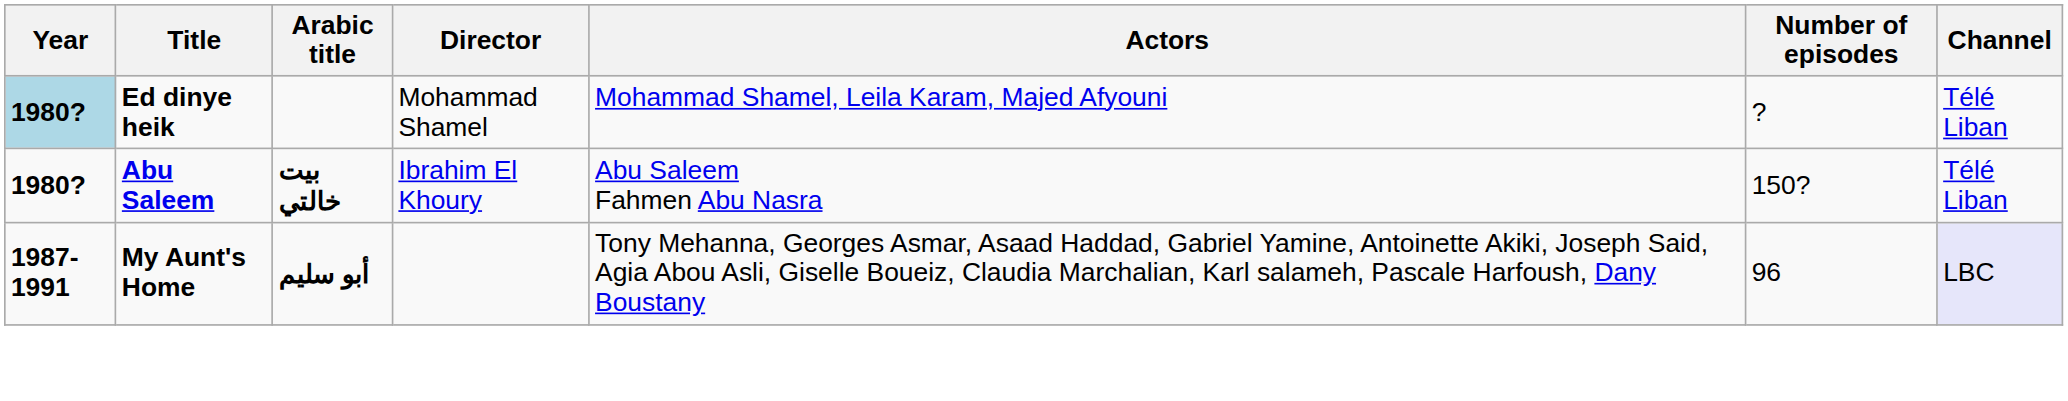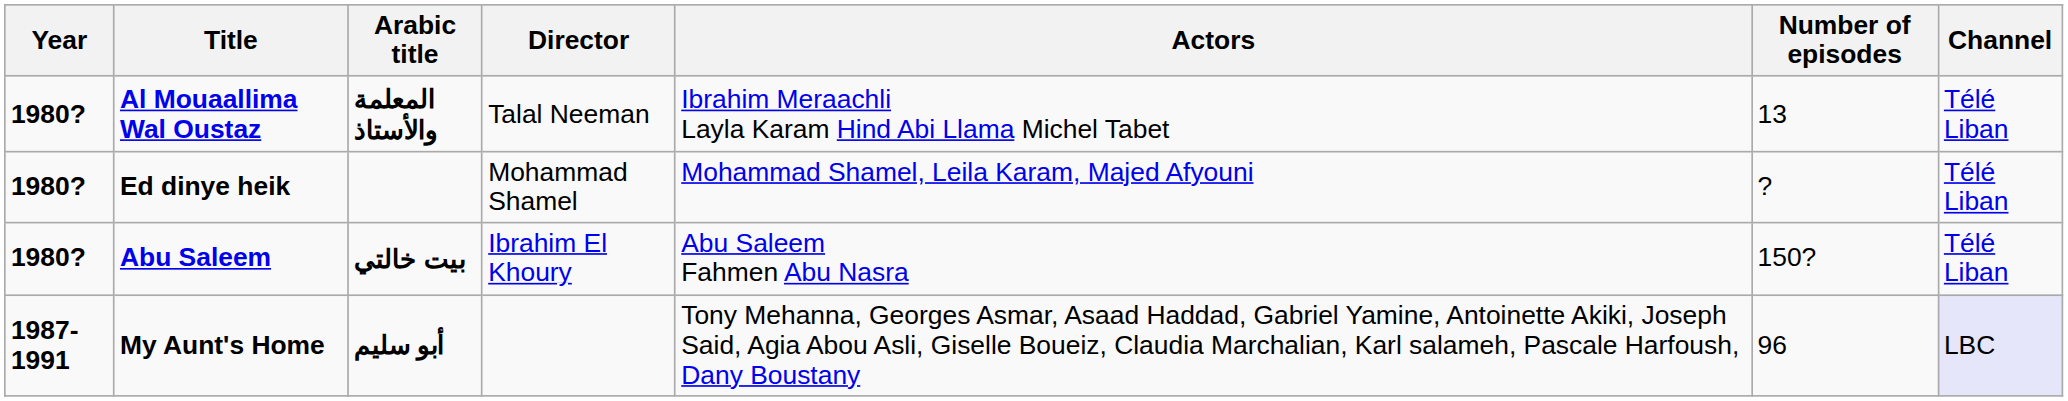+ row: (209, 113)
(48, 111) lightblue background -> (48, 186) no background
